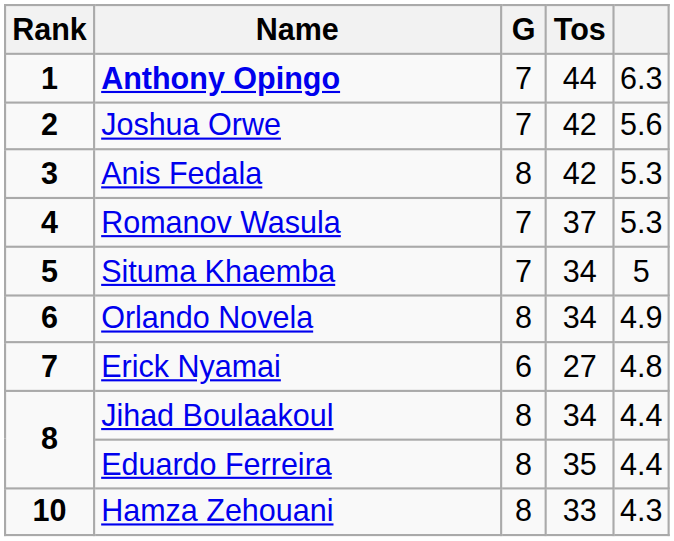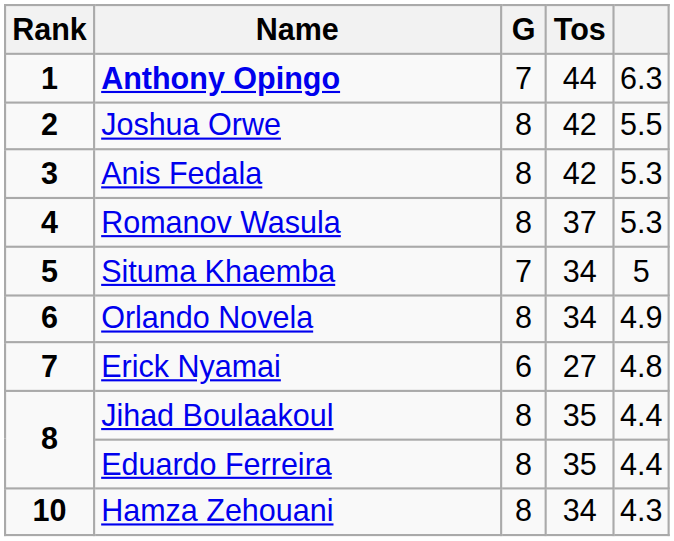(524, 126) 7 -> (524, 126) 8
(641, 126) 5.6 -> (641, 126) 5.5
(524, 222) 7 -> (524, 222) 8
(580, 415) 34 -> (580, 415) 35
(580, 512) 33 -> (580, 512) 34
